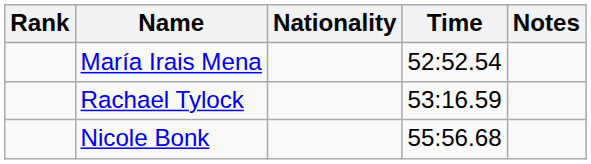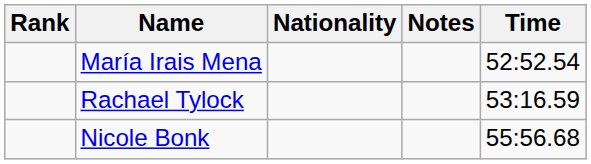columns swapped: (455, 23) <-> (546, 23)
